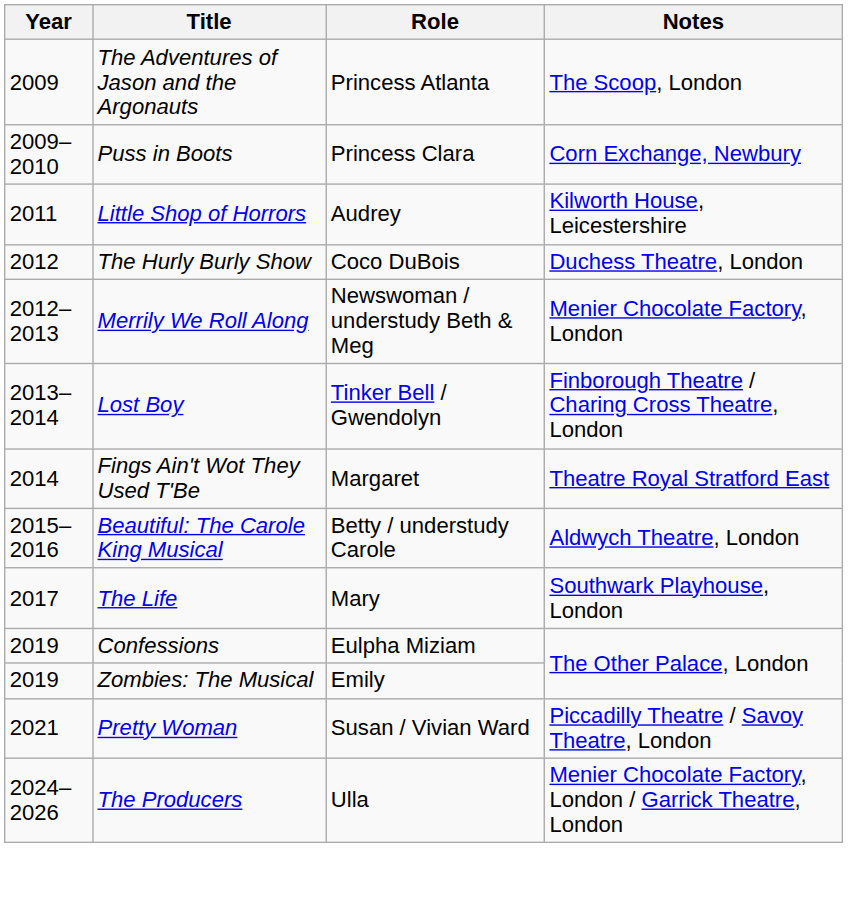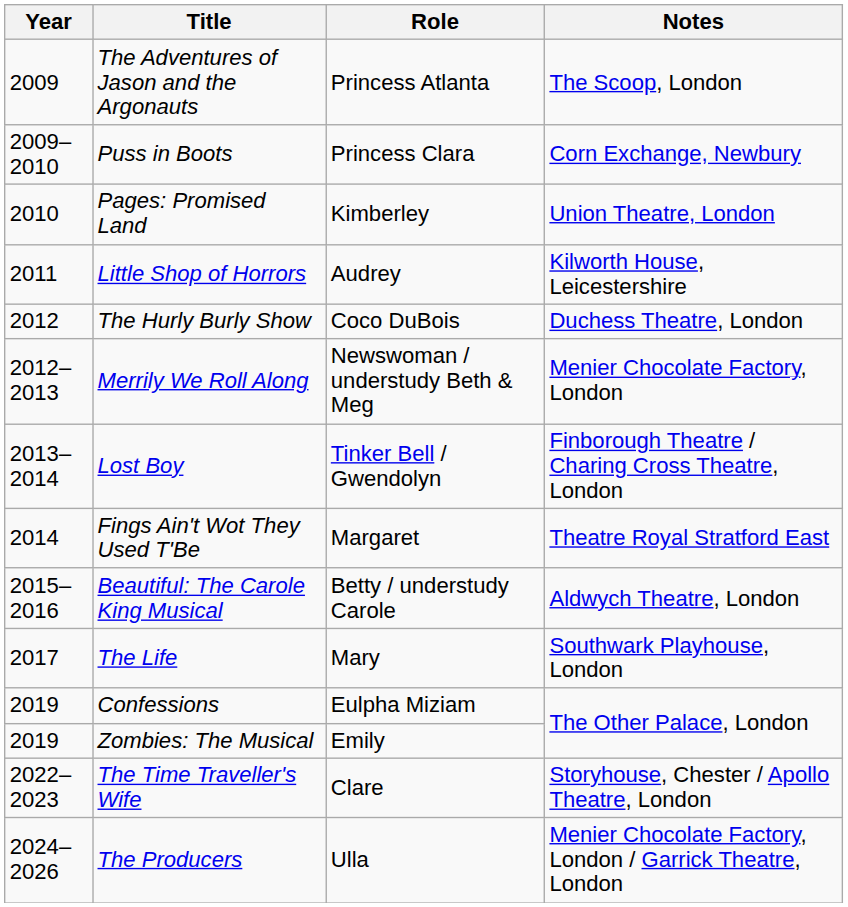+ row: (182, 214)
- row: (167, 727)
+ row: (197, 787)
